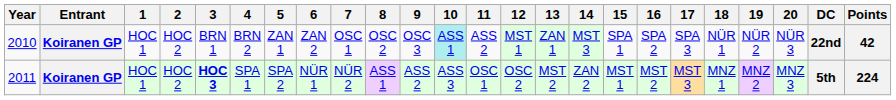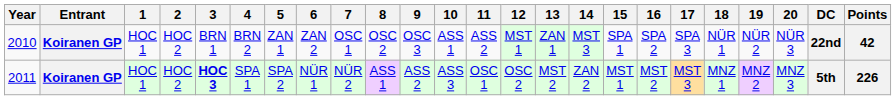(451, 42) paleturquoise background -> (451, 42) no background
(867, 77) 224 -> (867, 77) 226
